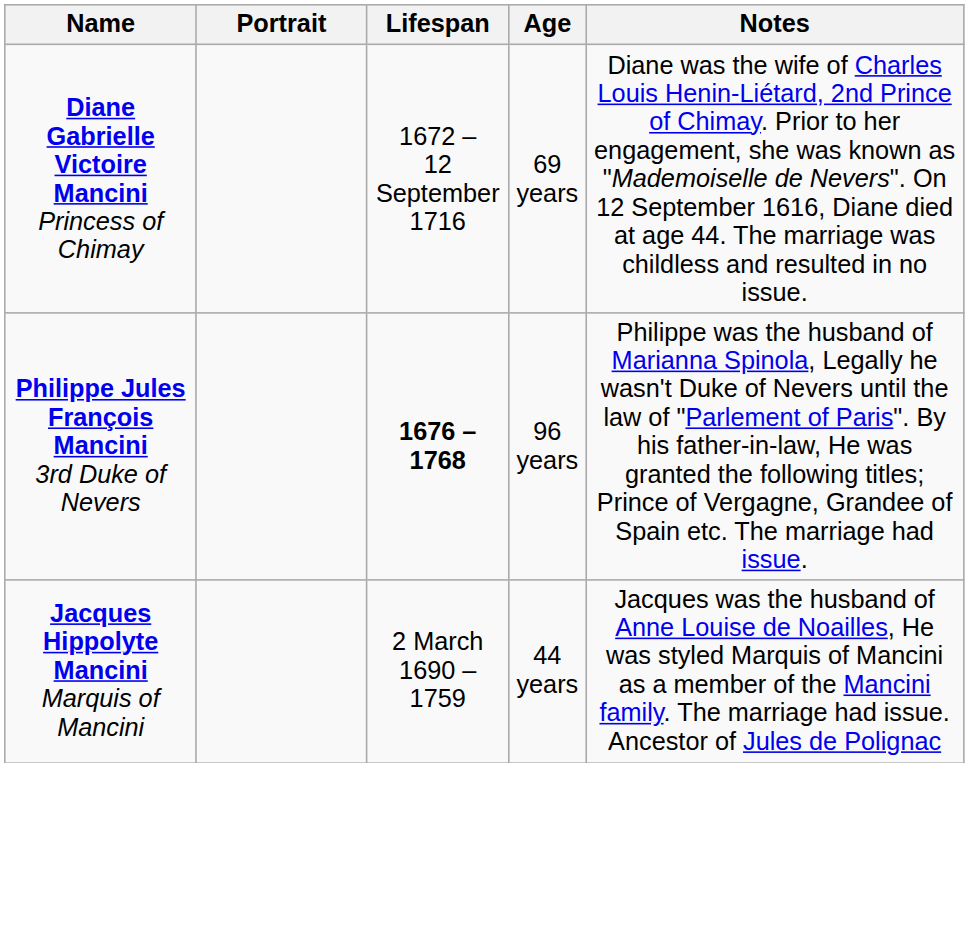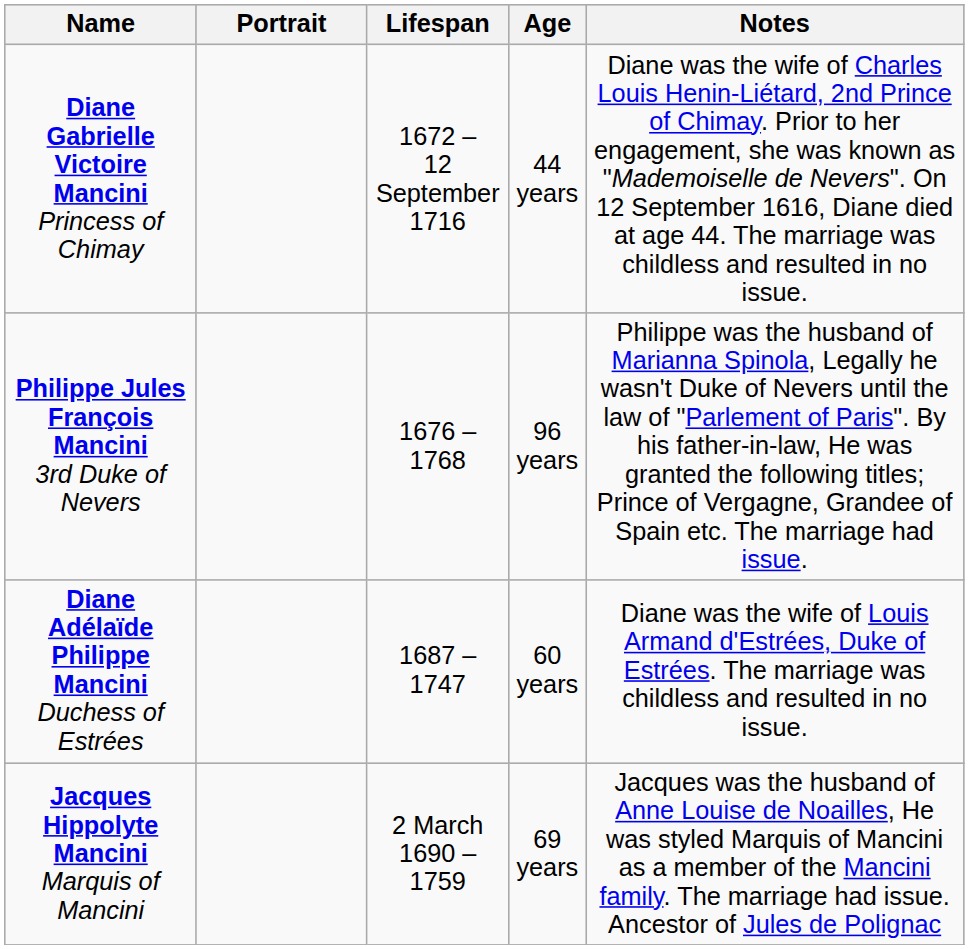(547, 178) 69 years -> (547, 178) 44 years
(438, 446) bold -> (438, 446) normal
+ row: (101, 670)
(547, 670) 44 years -> (547, 853) 69 years
